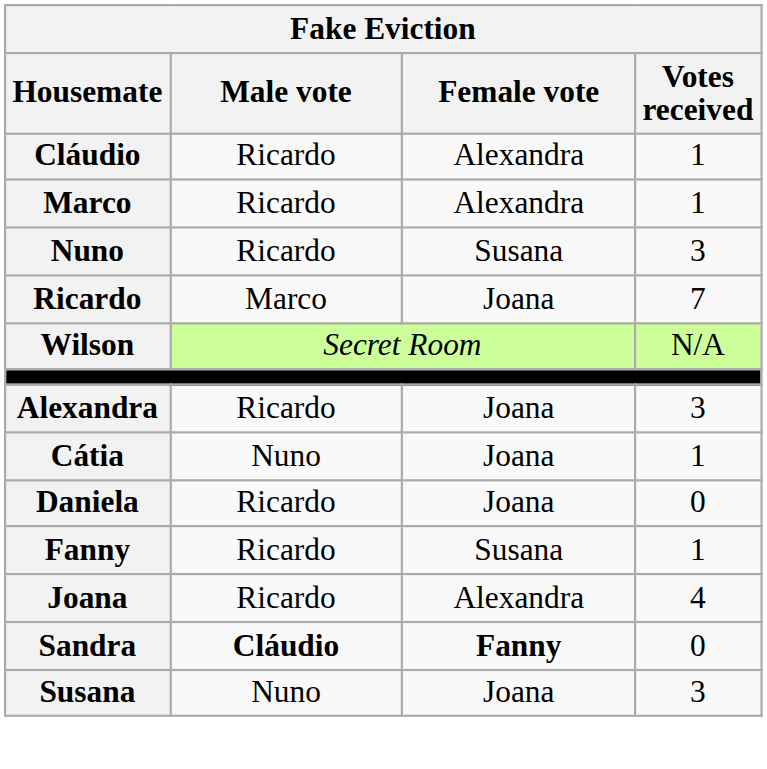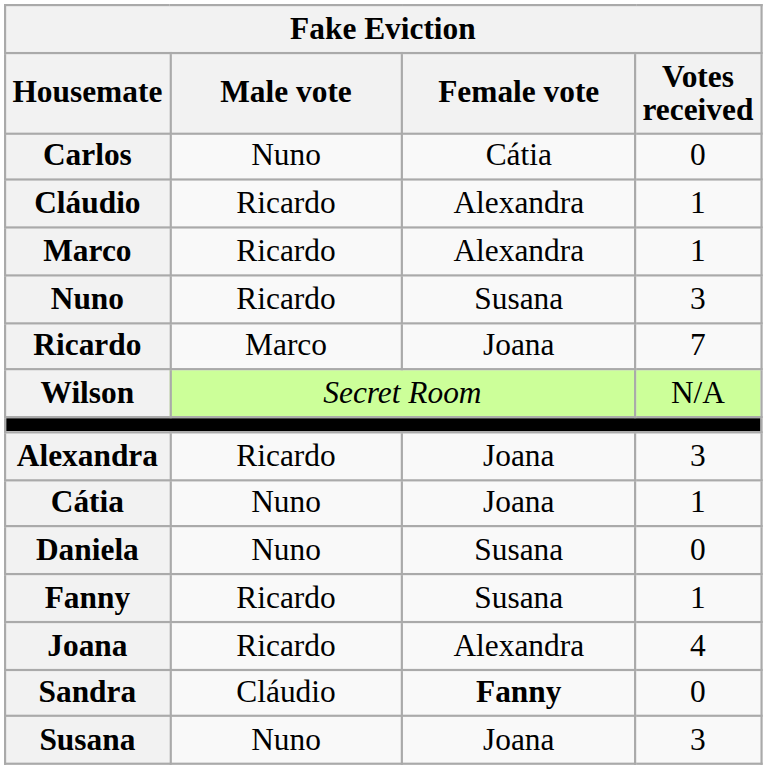+ row: (87, 156)
(286, 502) Ricardo -> (286, 550) Nuno
(519, 502) Joana -> (519, 550) Susana
(286, 644) bold -> (286, 692) normal
